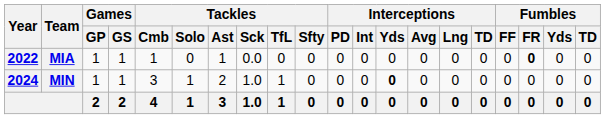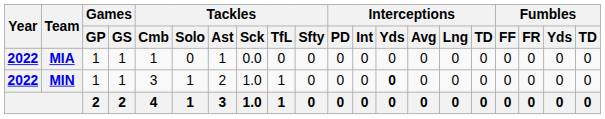(531, 59) bold -> (531, 59) normal
(23, 80) 2024 -> (23, 80) 2022
